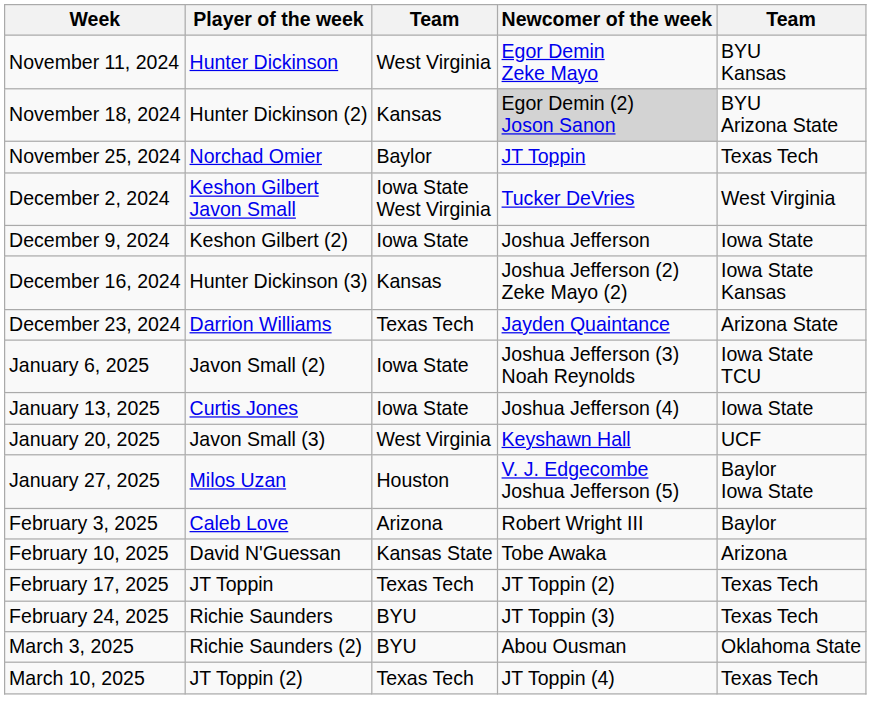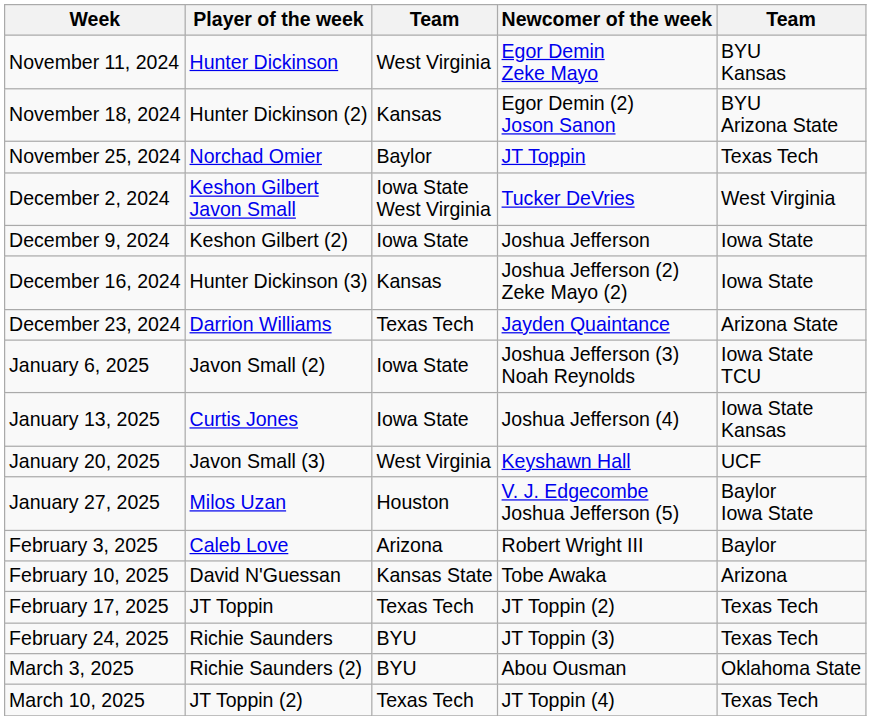(568, 114) lightgrey background -> (568, 114) no background
(767, 282) Iowa State Kansas -> (767, 282) Iowa State
(767, 408) Iowa State -> (767, 419) Iowa State Kansas
